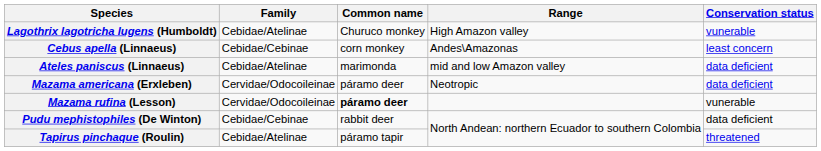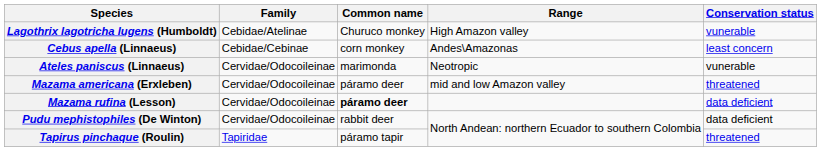(264, 66) Cebidae/Atelinae -> (278, 66) Cervidae/Odocoileinae
(498, 66) mid and low Amazon valley -> (454, 66) Neotropic
(739, 66) data deficient -> (731, 66) vunerable
(454, 84) Neotropic -> (498, 84) mid and low Amazon valley
(739, 84) data deficient -> (733, 84) threatened
(731, 102) vunerable -> (739, 102) data deficient
(265, 119) Cebidae/Cebinae -> (278, 119) Cervidae/Odocoileinae
(264, 137) Cebidae/Atelinae -> (245, 137) Tapiridae
